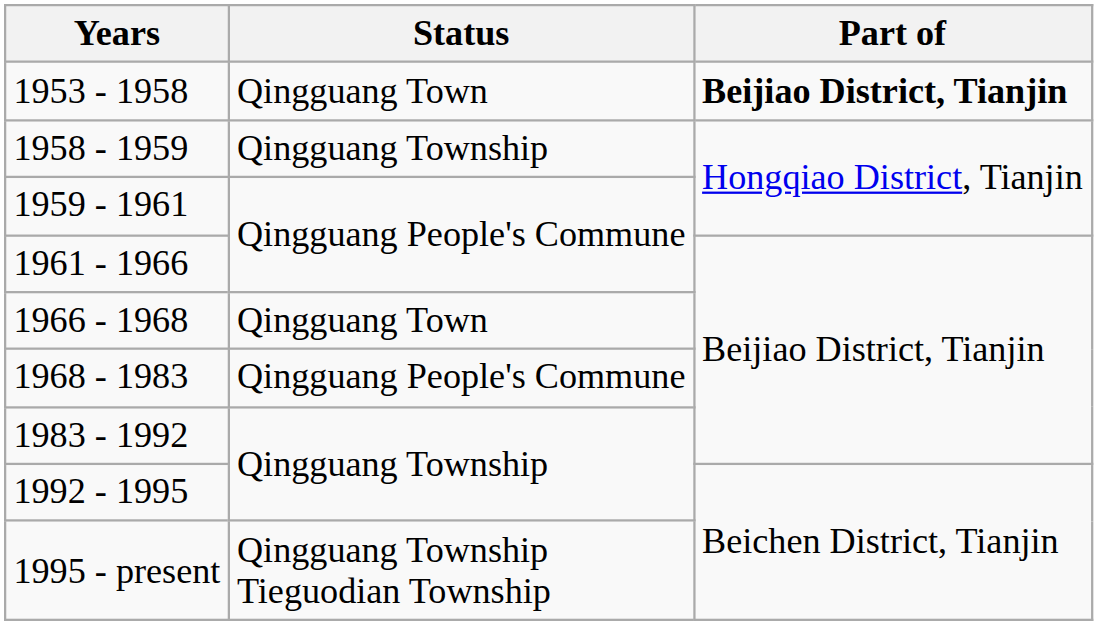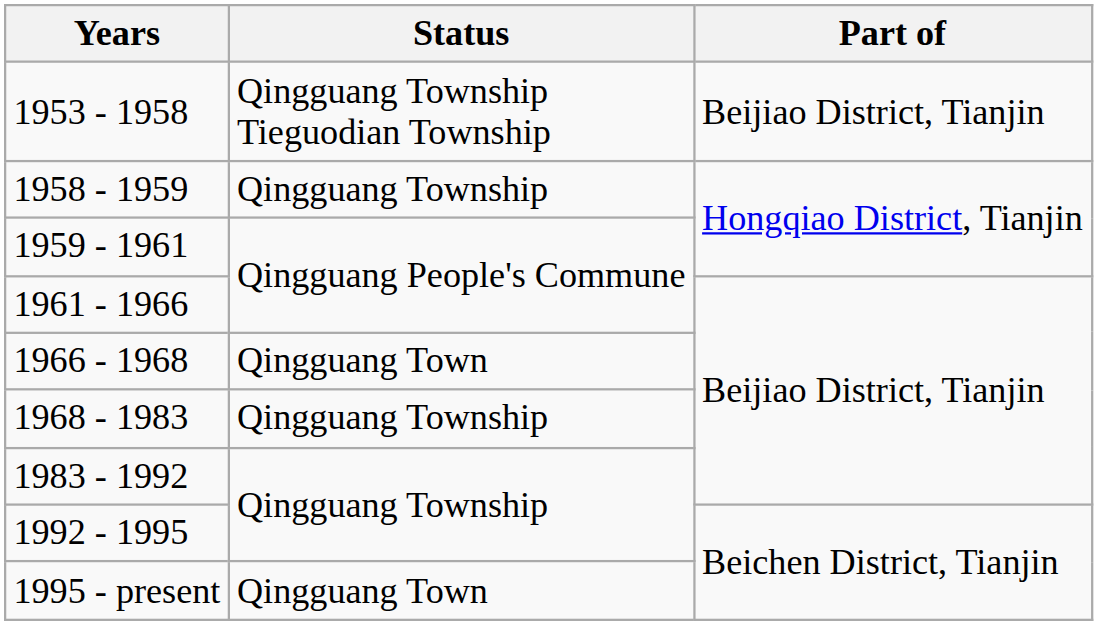(362, 90) Qingguang Town -> (394, 110) Qingguang Township Tieguodian Township
(885, 90) bold -> (873, 110) normal
(461, 377) Qingguang People's Commune -> (393, 417) Qingguang Township
(394, 569) Qingguang Township Tieguodian Township -> (362, 589) Qingguang Town
